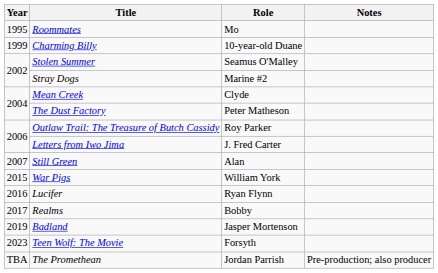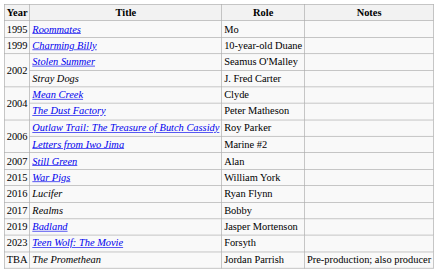(246, 78) Marine #2 -> (253, 78) J. Fred Carter
(253, 144) J. Fred Carter -> (246, 144) Marine #2
